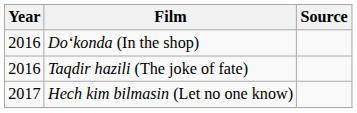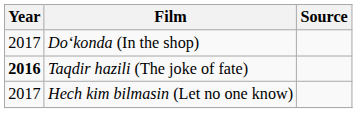(24, 42) 2016 -> (24, 42) 2017
(24, 68) normal -> (24, 68) bold
